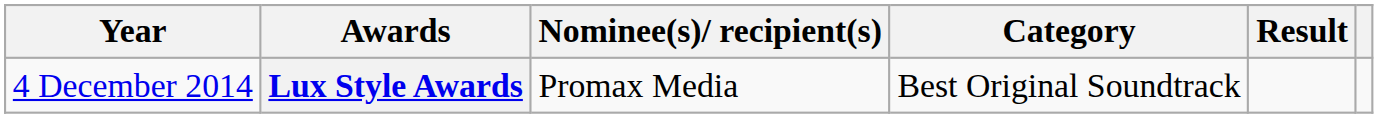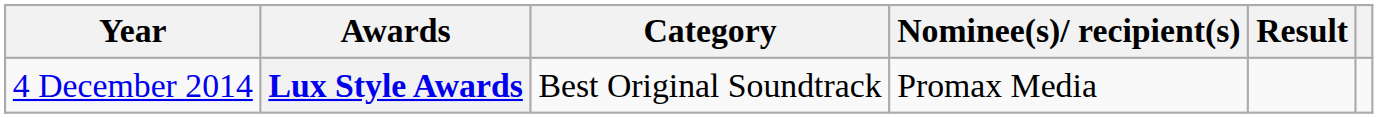columns swapped: (1069, 31) <-> (710, 31)
